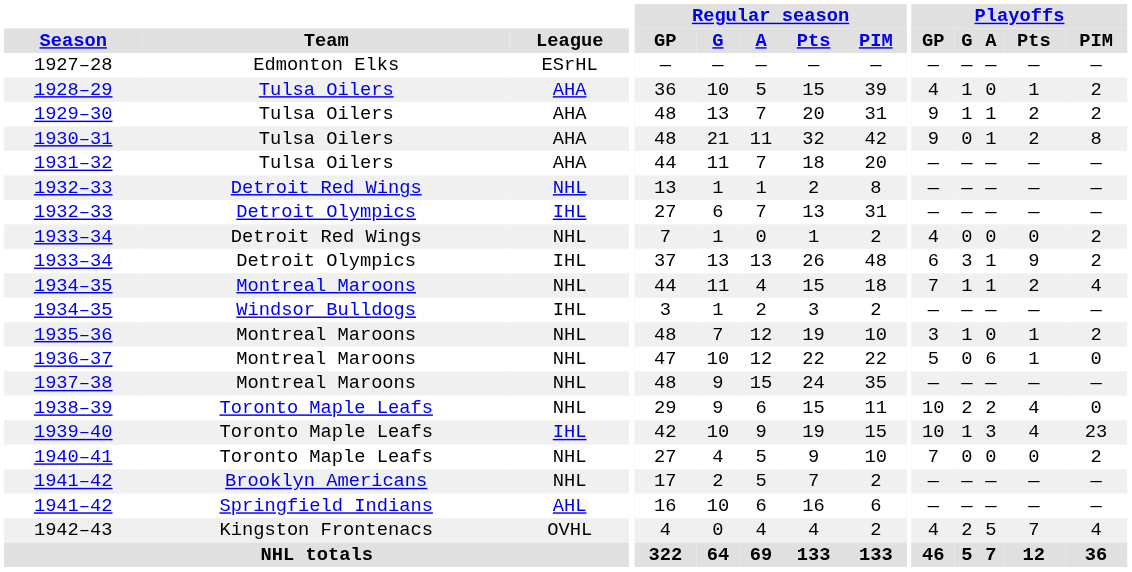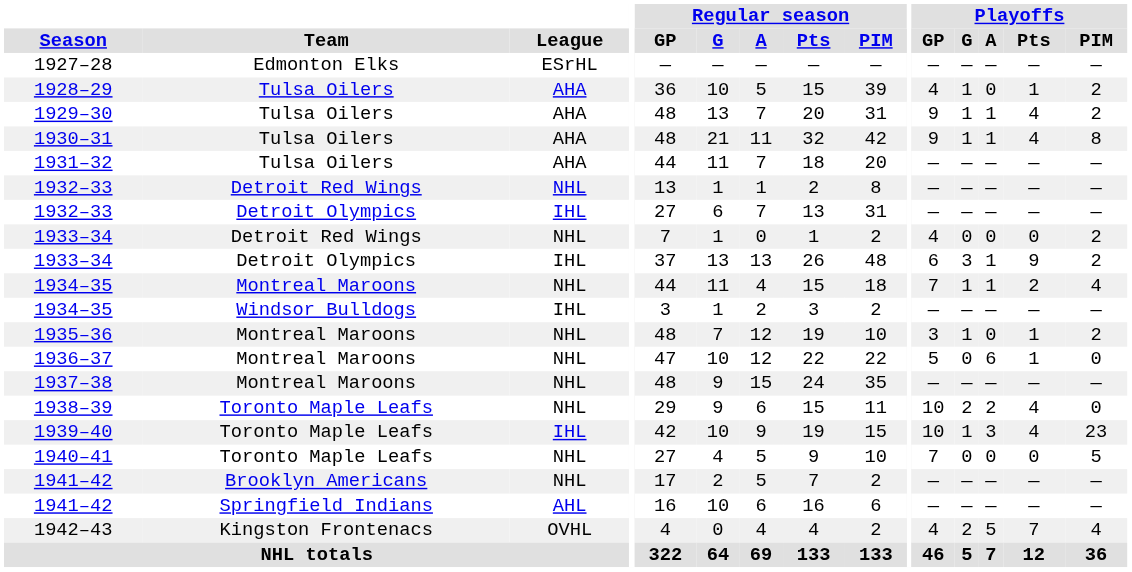(1034, 114) 2 -> (1034, 114) 4
(967, 139) 0 -> (967, 139) 1
(1034, 139) 2 -> (1034, 139) 4
(1096, 457) 2 -> (1096, 457) 5
